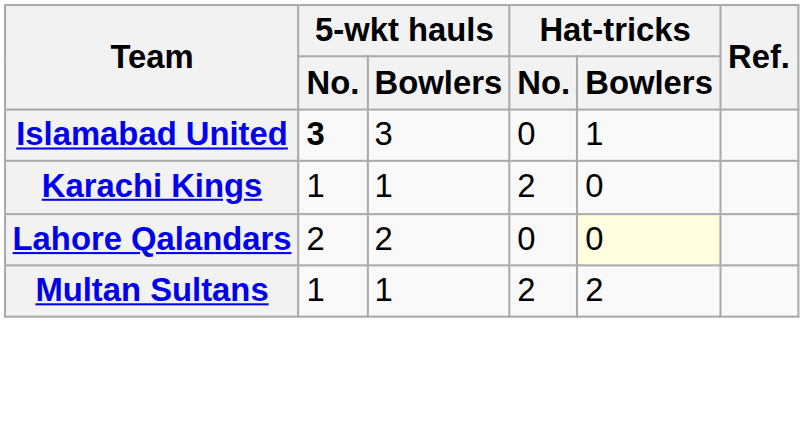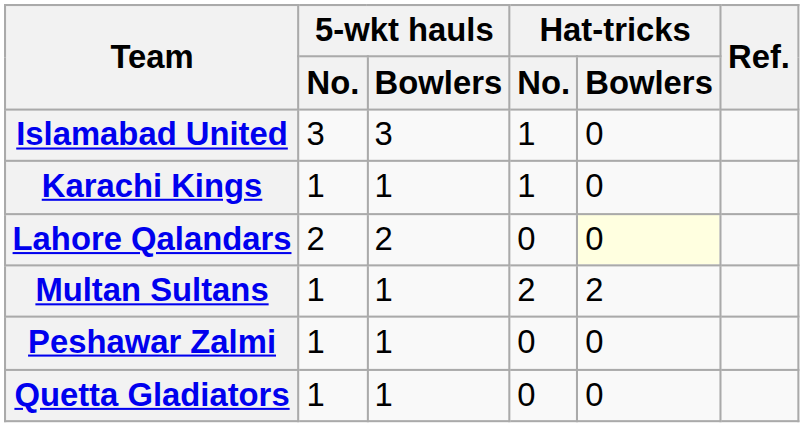(316, 134) bold -> (316, 134) normal
(526, 134) 0 -> (526, 134) 1
(594, 134) 1 -> (594, 134) 0
(526, 186) 2 -> (526, 186) 1
+ row: (152, 342)
+ row: (152, 394)
